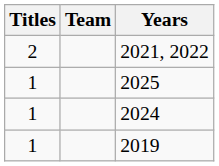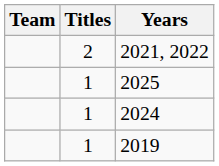columns swapped: (88, 20) <-> (32, 20)
